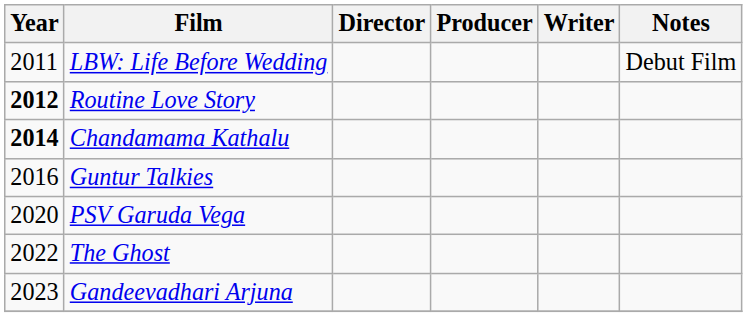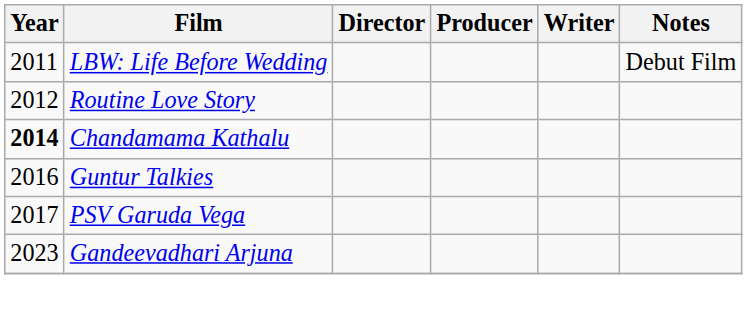(34, 100) bold -> (34, 100) normal
(34, 215) 2020 -> (34, 215) 2017
- row: (120, 253)
